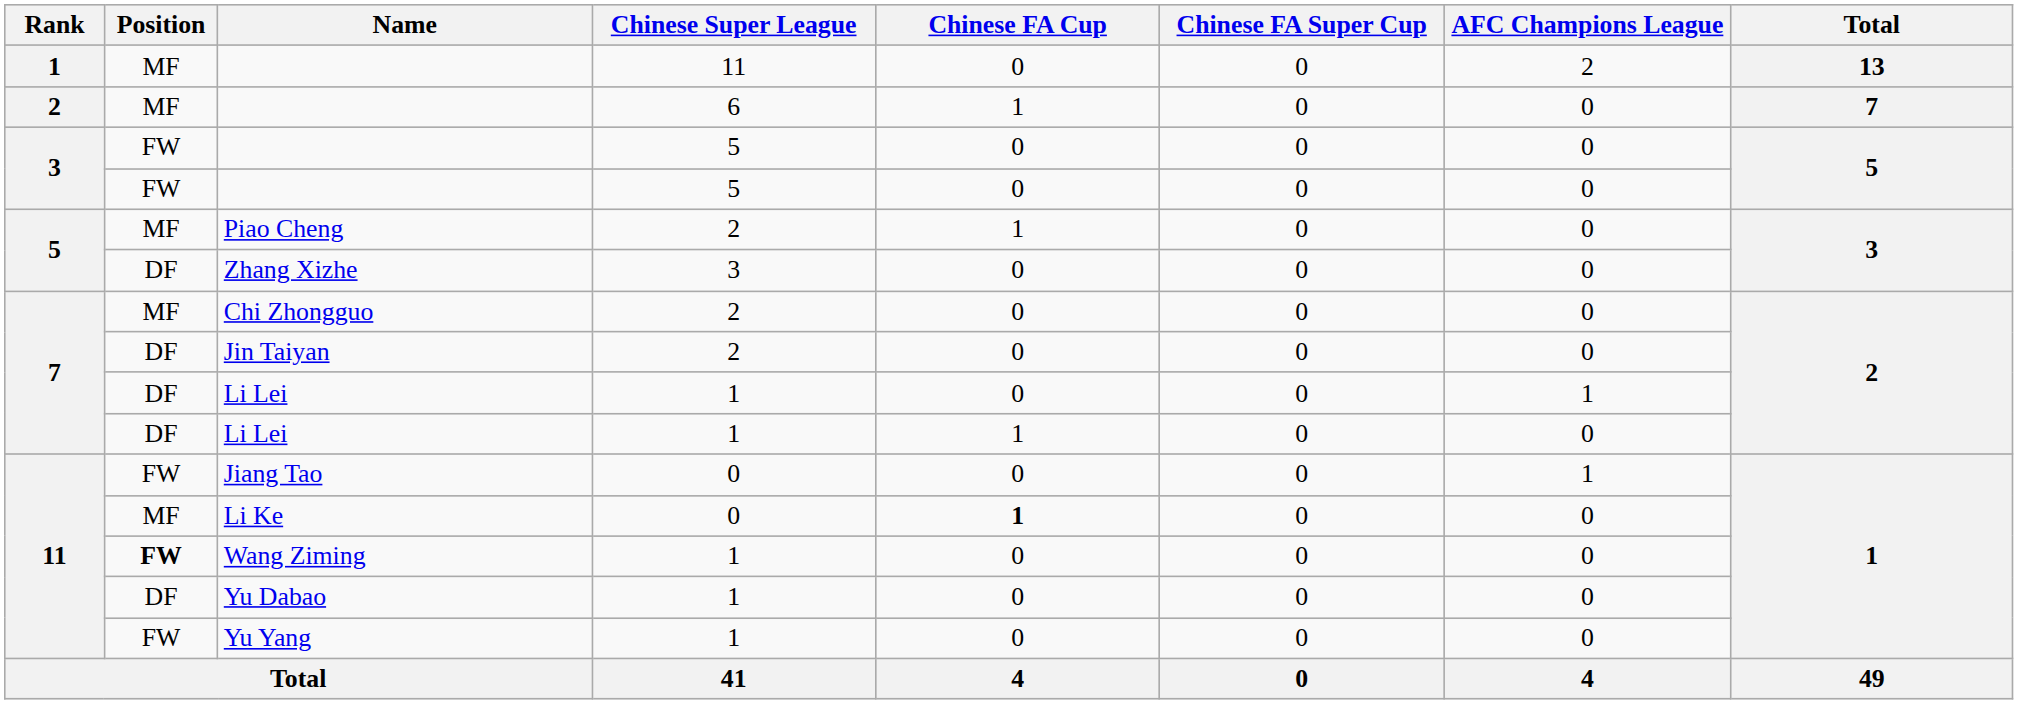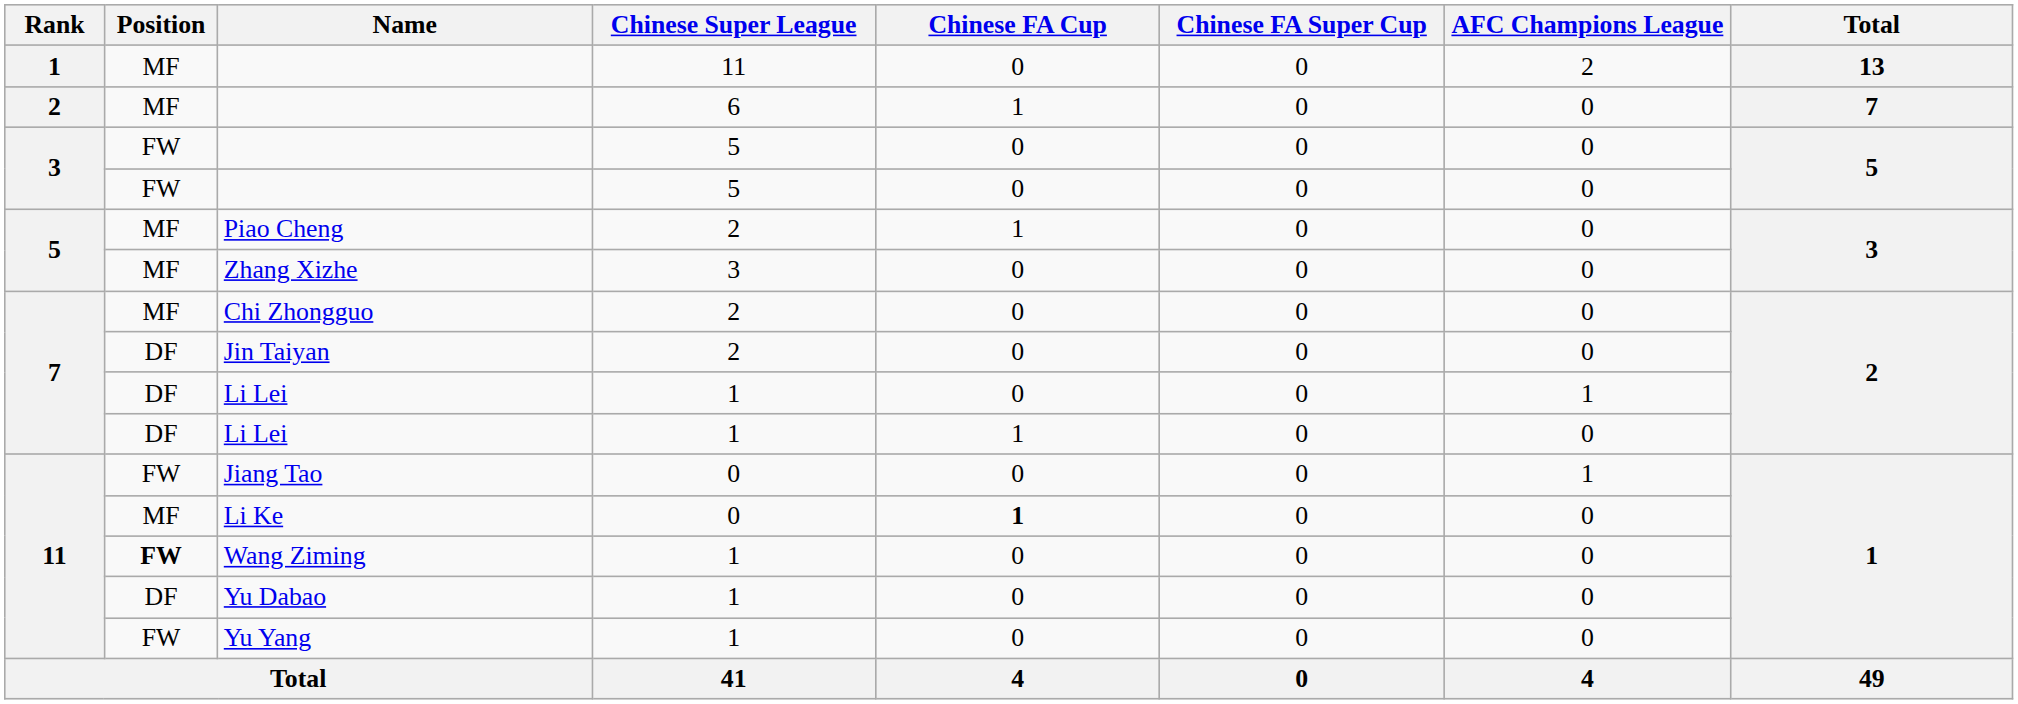(161, 270) DF -> (161, 270) MF
